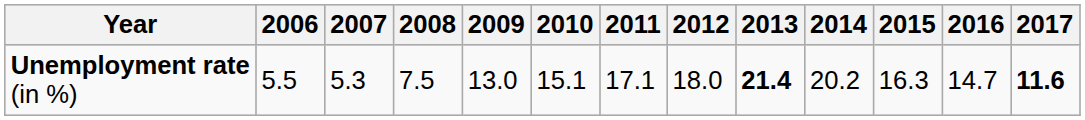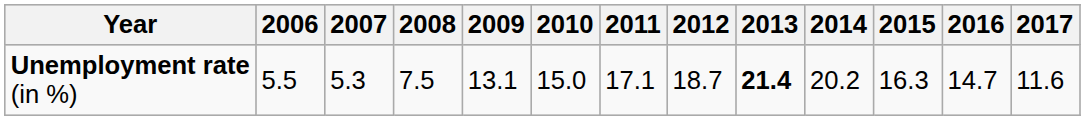(493, 79) 13.0 -> (493, 79) 13.1
(561, 79) 15.1 -> (561, 79) 15.0
(698, 79) 18.0 -> (698, 79) 18.7
(1041, 79) bold -> (1040, 79) normal
